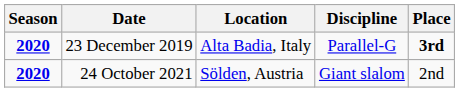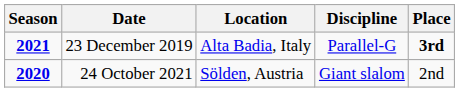(33, 46) 2020 -> (33, 46) 2021
